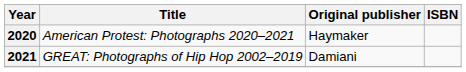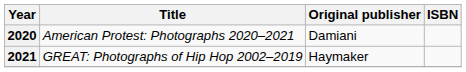(338, 35) Haymaker -> (333, 35) Damiani
(333, 56) Damiani -> (338, 56) Haymaker
